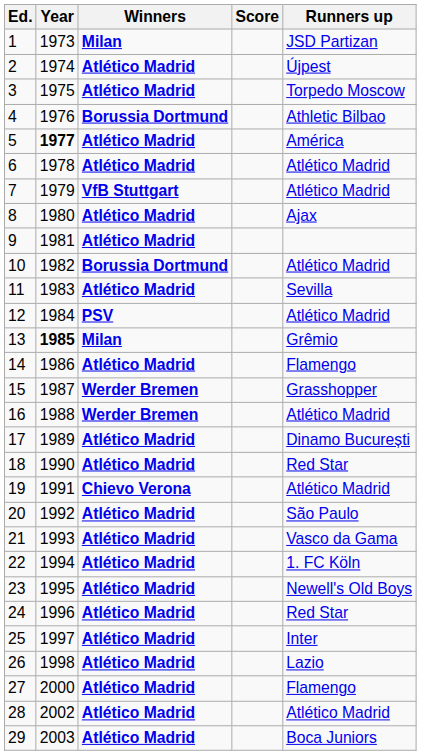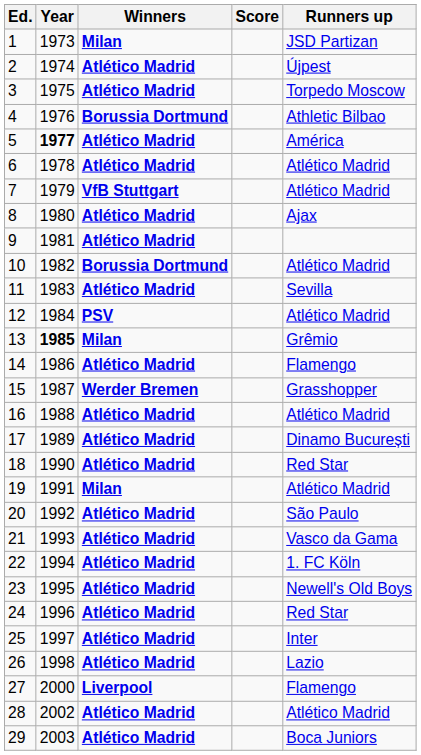(140, 414) Werder Bremen -> (138, 414) Atlético Madrid
(136, 489) Chievo Verona -> (102, 489) Milan
(138, 688) Atlético Madrid -> (117, 688) Liverpool
